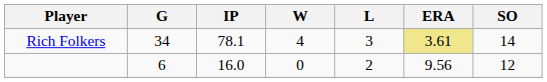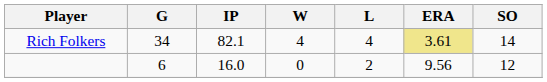(231, 41) 78.1 -> (231, 41) 82.1
(369, 41) 3 -> (369, 41) 4
